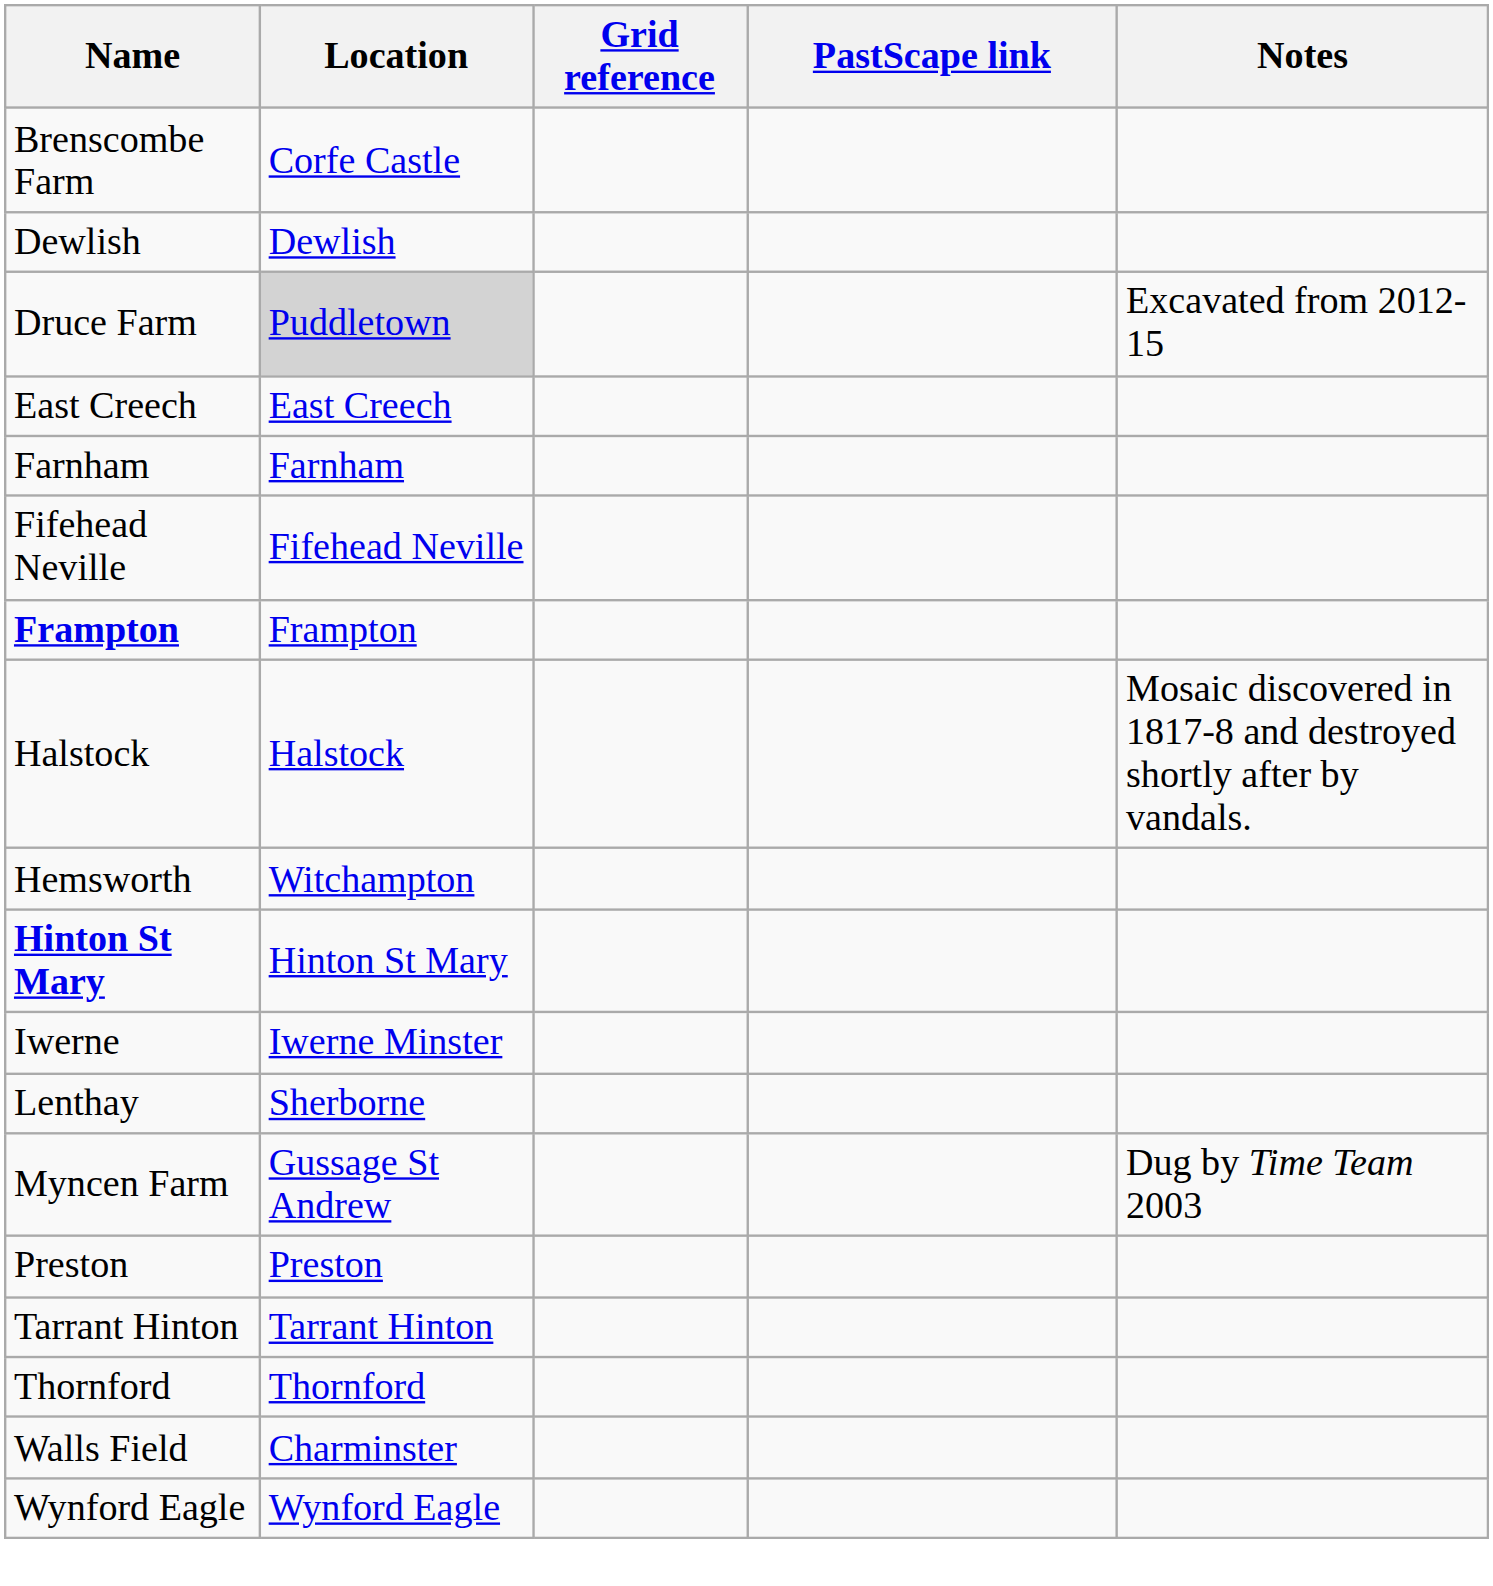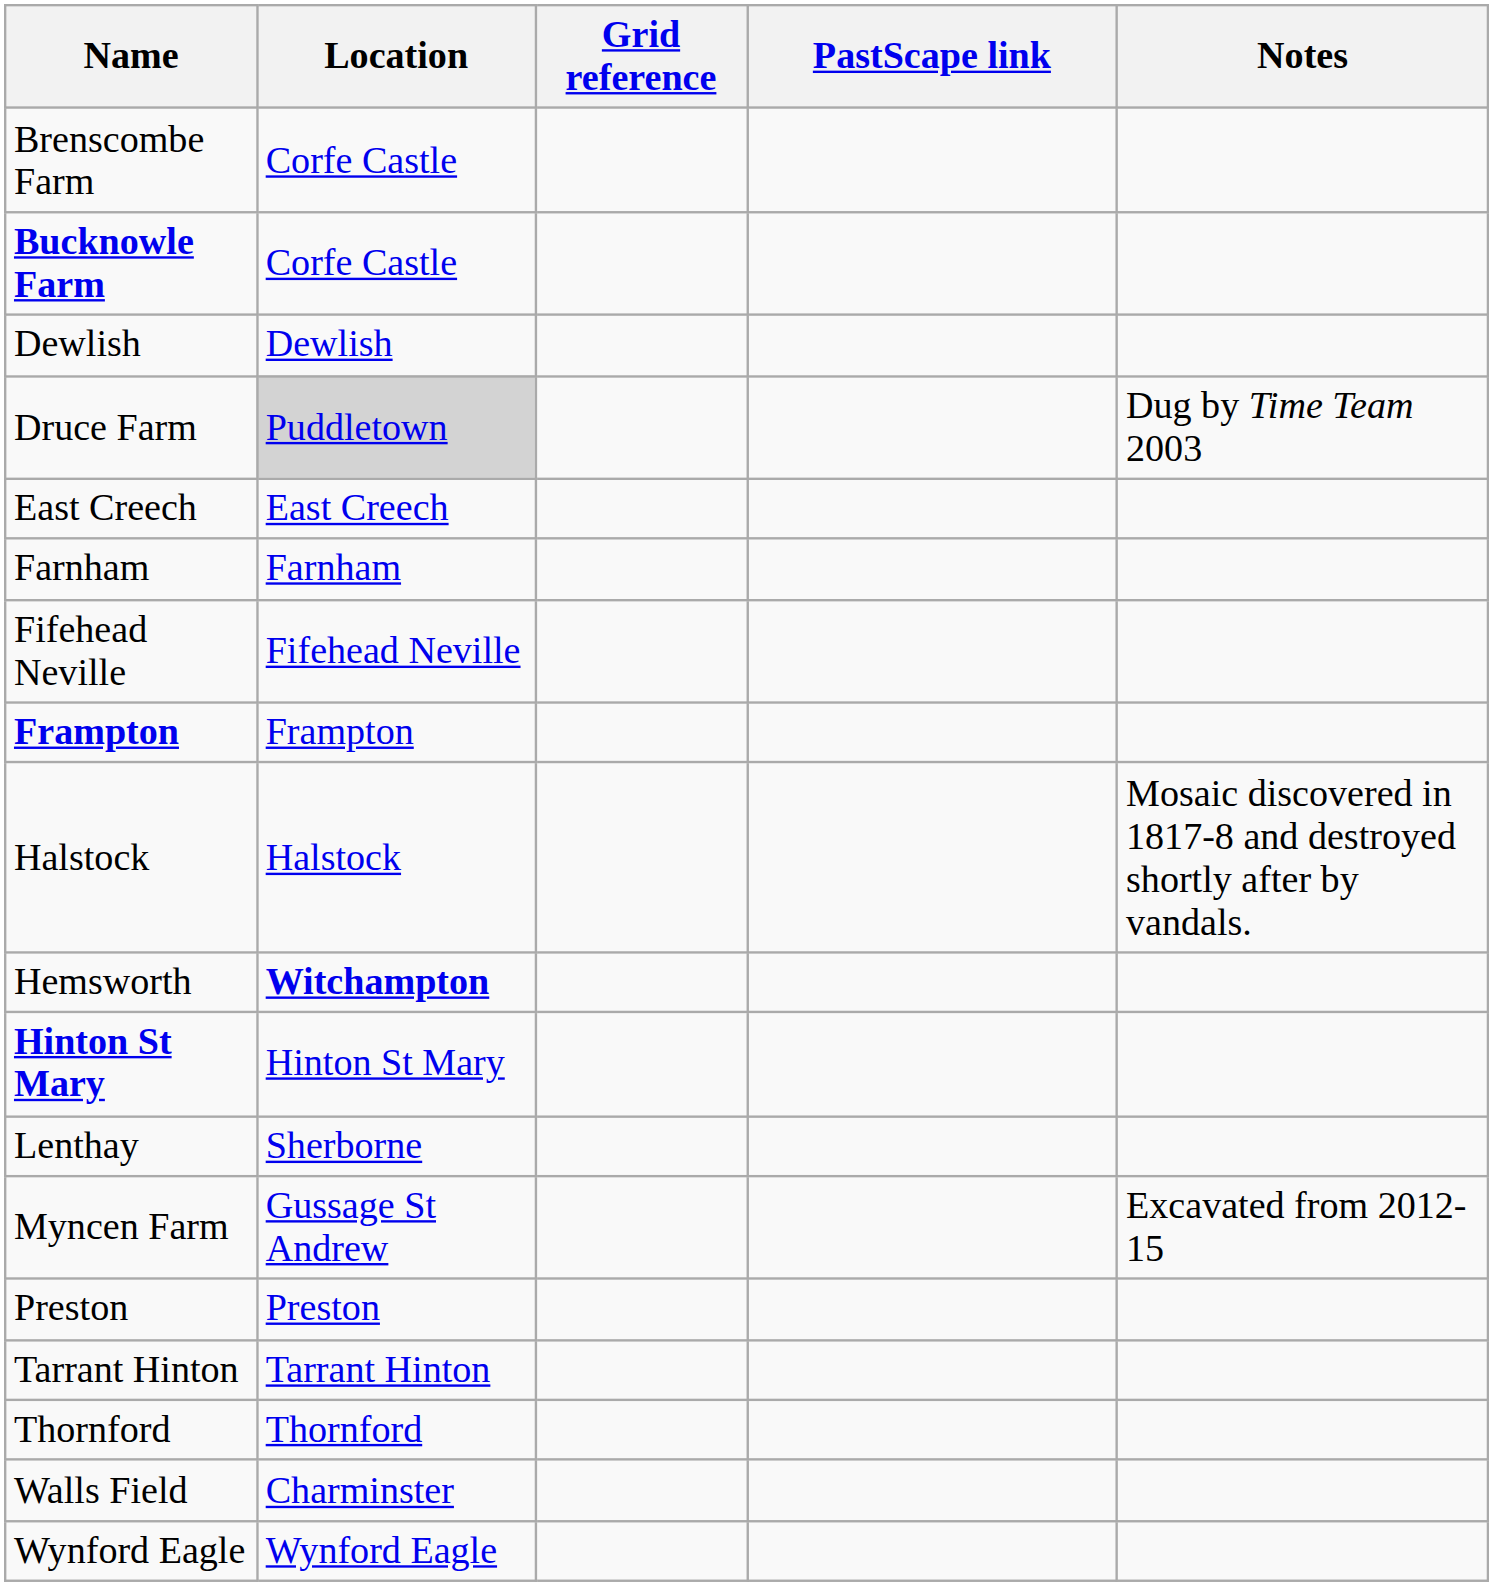+ row: (104, 262)
(1296, 322) Excavated from 2012-15 -> (1270, 426) Dug by Time Team 2003
(372, 878) normal -> (377, 981) bold
- row: (67, 1041)
(1270, 1183) Dug by Time Team 2003 -> (1296, 1226) Excavated from 2012-15
